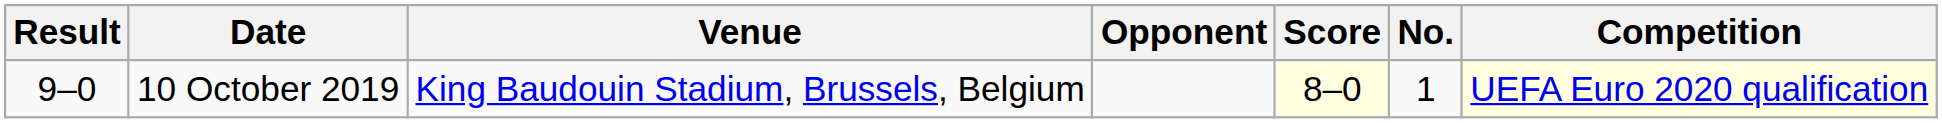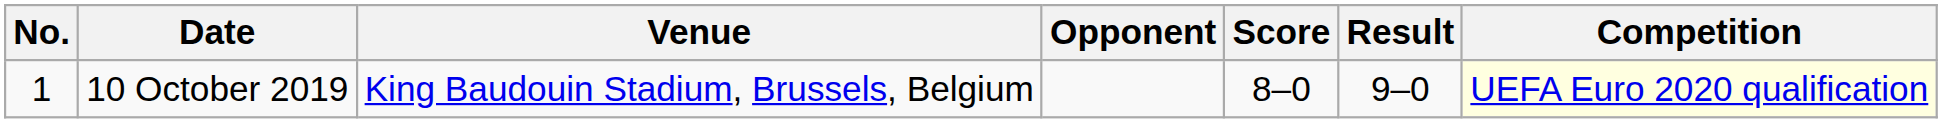columns swapped: (1426, 32) <-> (67, 32)
(1332, 88) lightyellow background -> (1281, 88) no background
